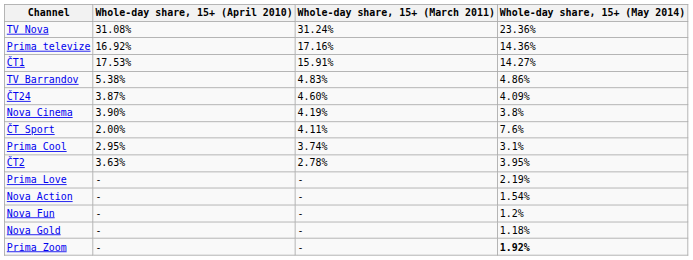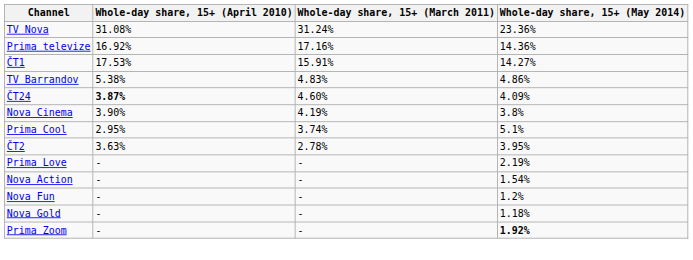(110, 96) normal -> (110, 96) bold
- row: (31, 129)
(512, 146) 3.1% -> (512, 129) 5.1%
